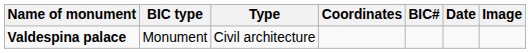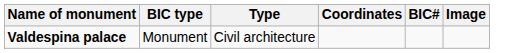- column: (461, 15)
